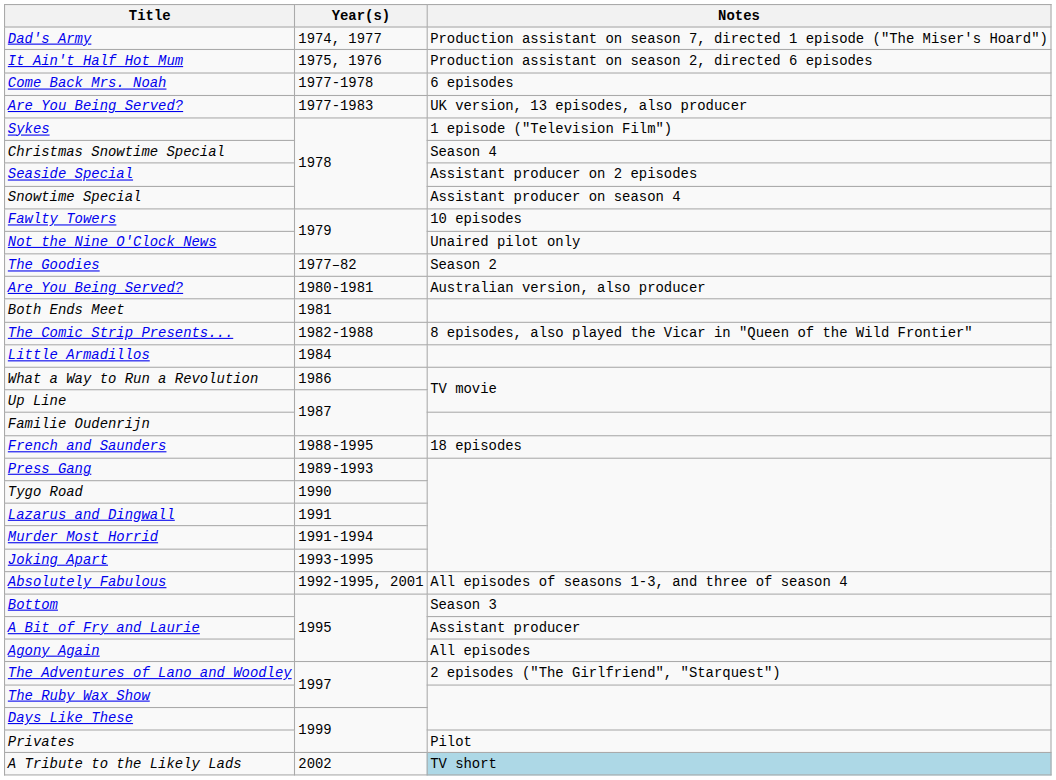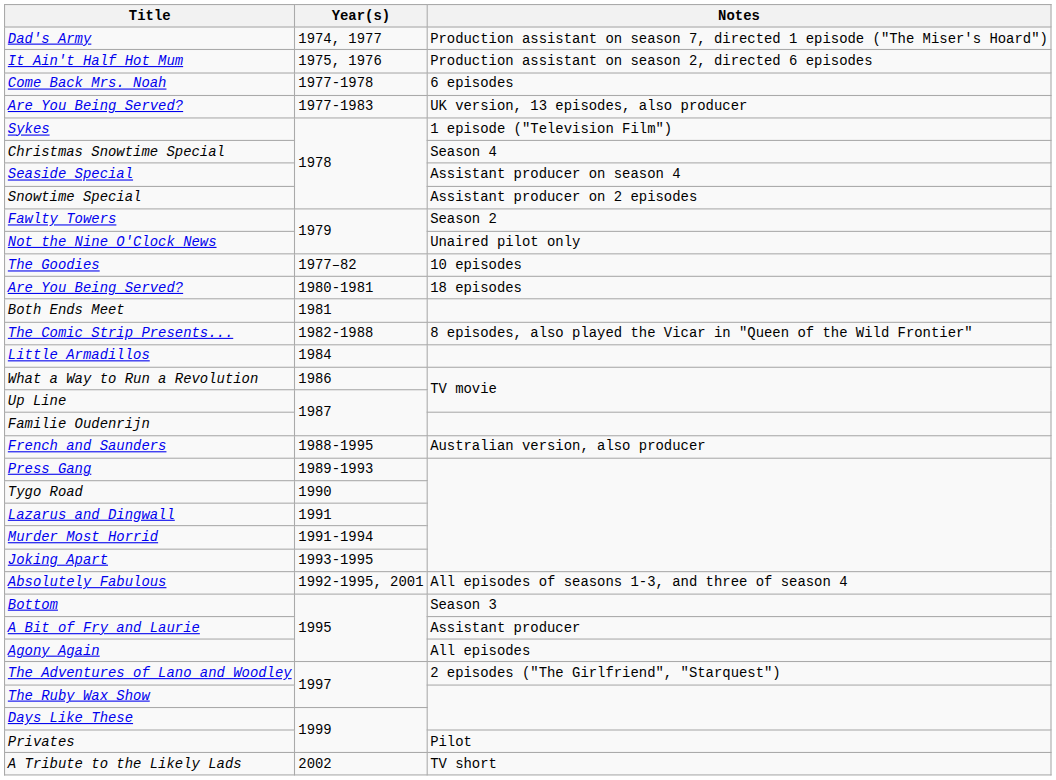(564, 175) Assistant producer on 2 episodes -> (555, 175) Assistant producer on season 4
(555, 197) Assistant producer on season 4 -> (564, 197) Assistant producer on 2 episodes
(476, 220) 10 episodes -> (464, 220) Season 2
(464, 265) Season 2 -> (476, 265) 10 episodes
(568, 288) Australian version, also producer -> (476, 288) 18 episodes
(476, 447) 18 episodes -> (568, 447) Australian version, also producer
(464, 764) lightblue background -> (464, 764) no background
